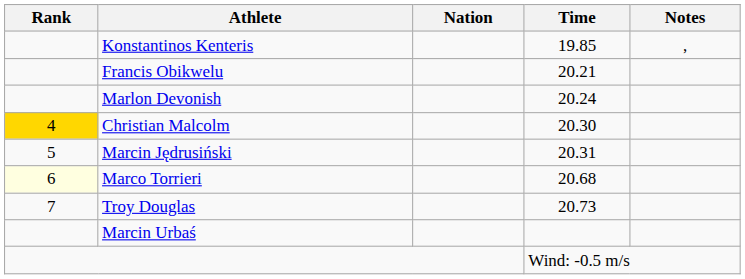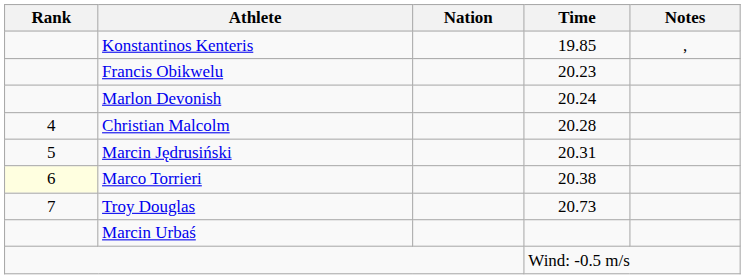(577, 71) 20.21 -> (577, 71) 20.23
(51, 125) gold background -> (51, 125) no background
(577, 125) 20.30 -> (577, 125) 20.28
(577, 179) 20.68 -> (577, 179) 20.38
